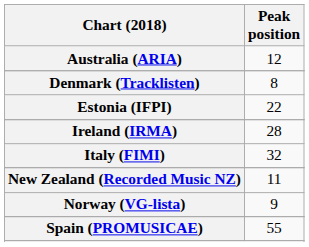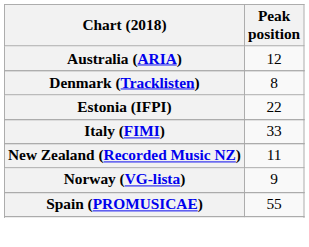- row: (124, 131)
(274, 155) 32 -> (274, 131) 33
